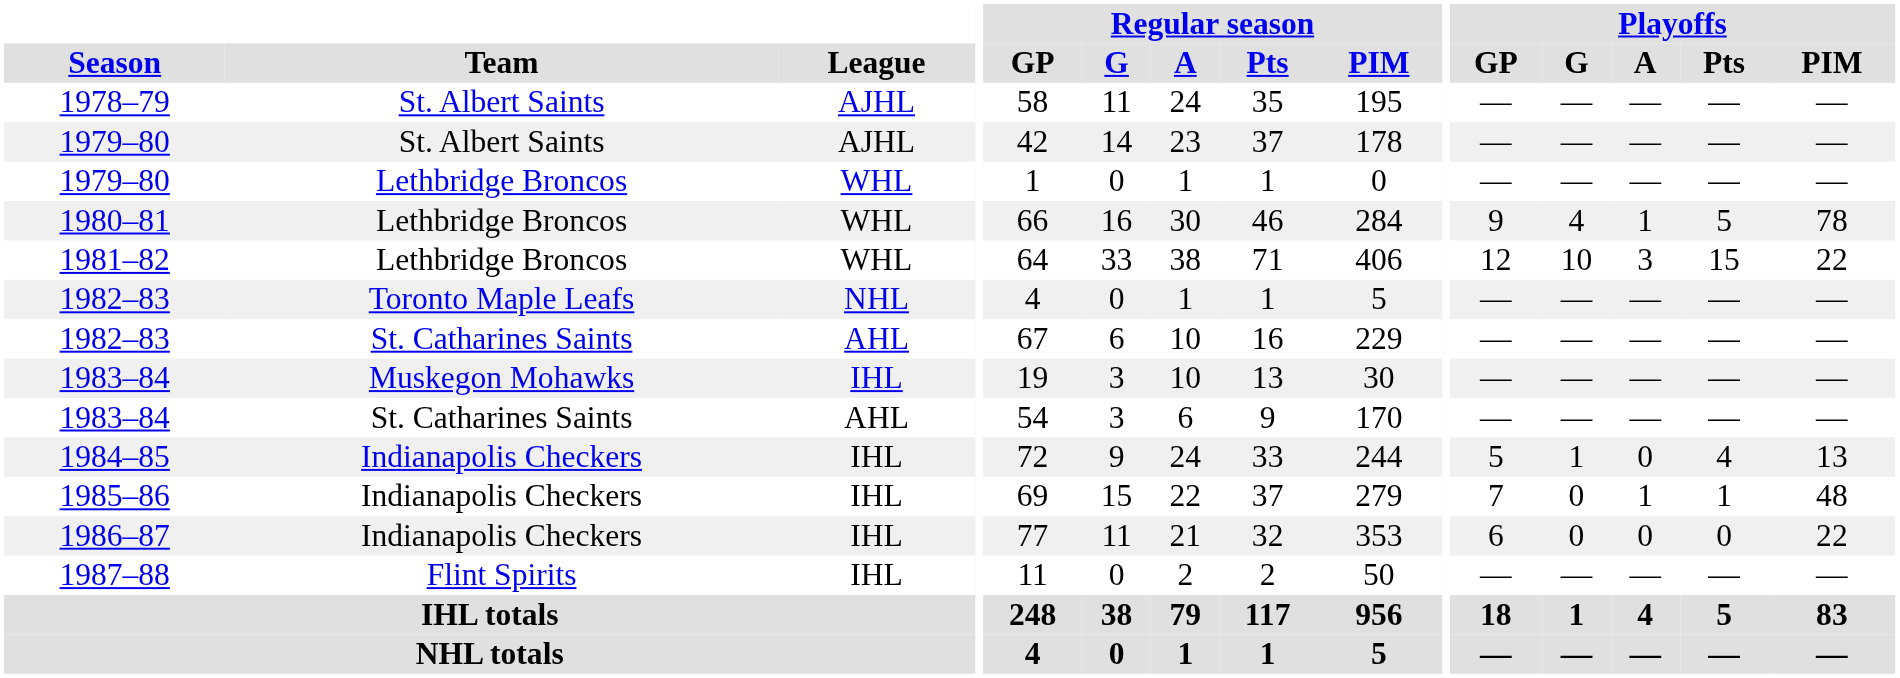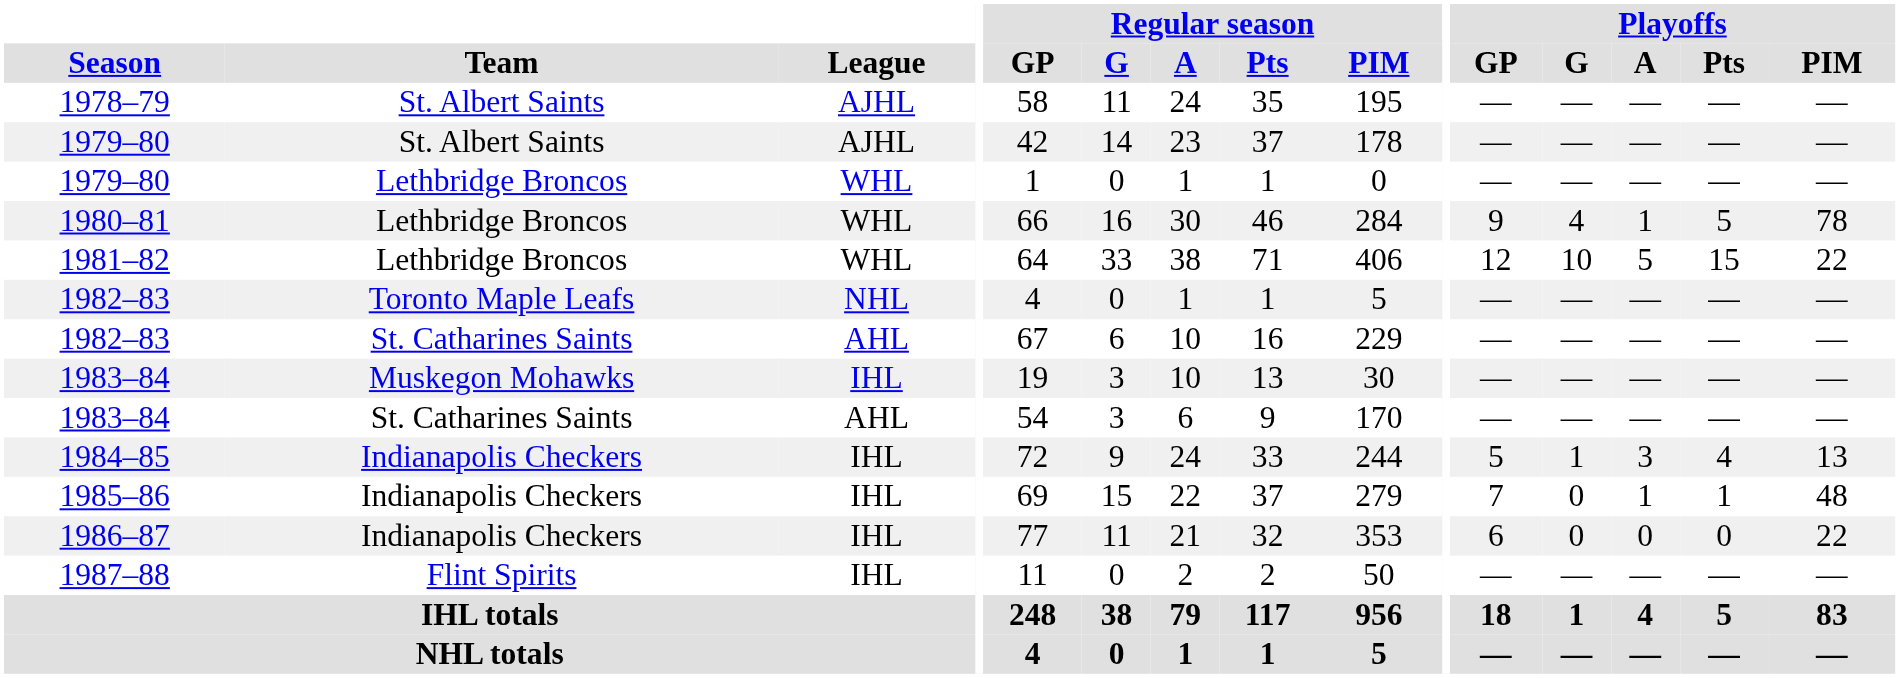(1645, 259) 3 -> (1645, 259) 5
(1645, 456) 0 -> (1645, 456) 3
